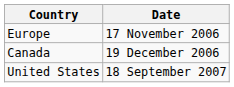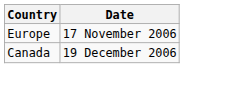- row: (54, 72)
